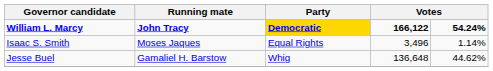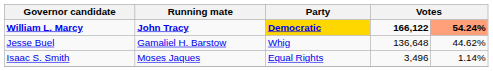(469, 27) no background -> (469, 27) lightsalmon background
rows swapped: (30, 58) <-> (38, 43)
